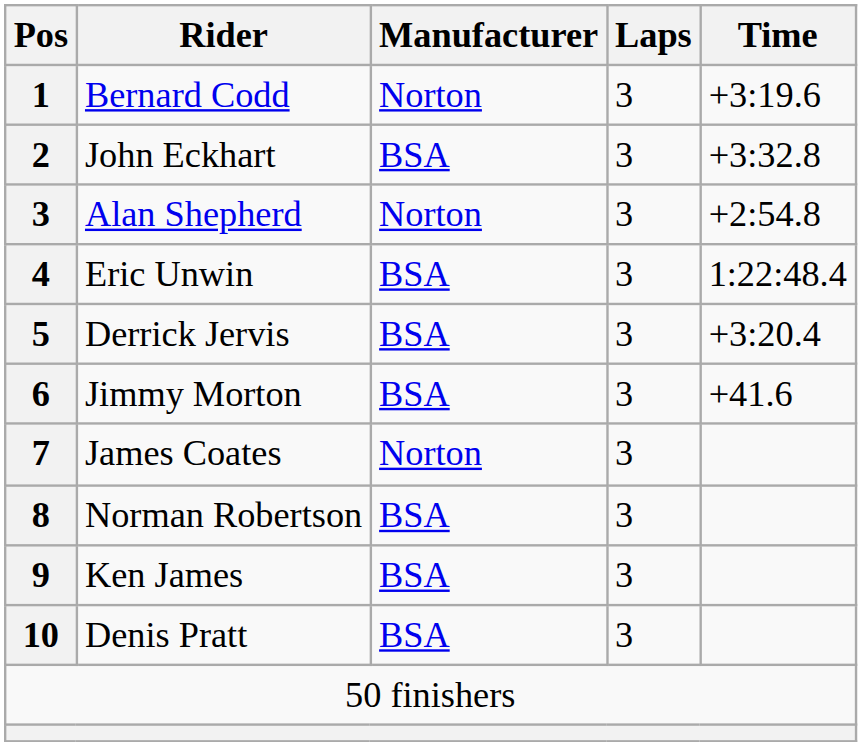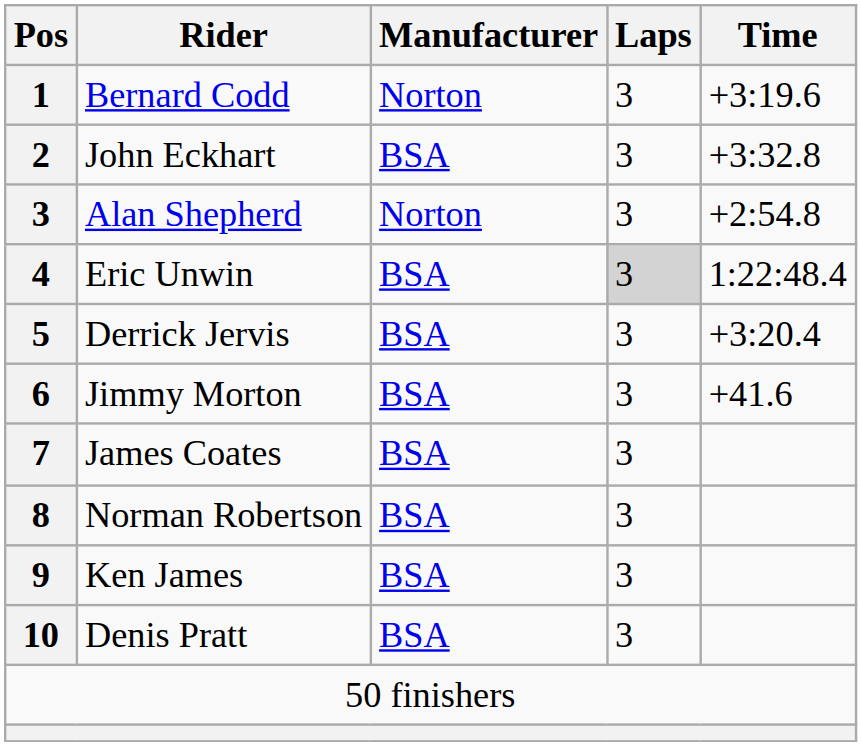(624, 274) no background -> (624, 274) lightgrey background
(431, 453) Norton -> (414, 453) BSA
